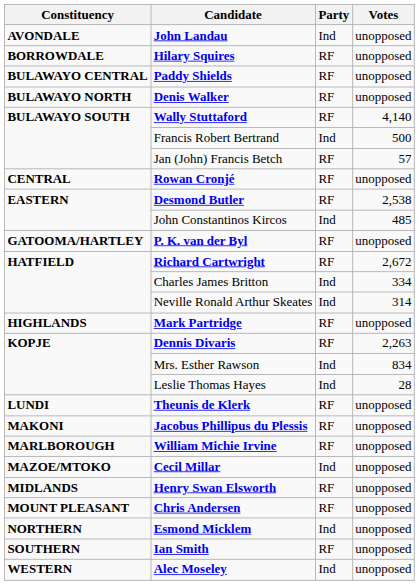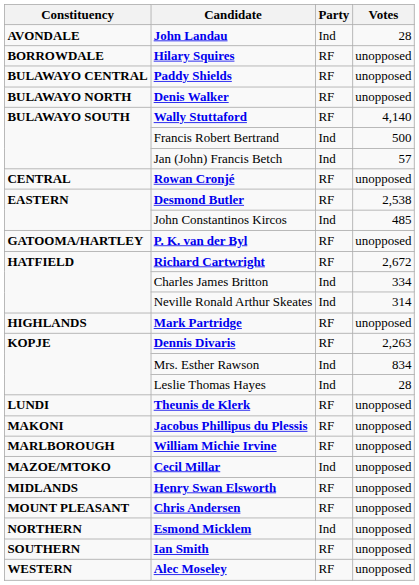(383, 35) unopposed -> (405, 35) 28
(326, 158) RF -> (327, 158) Ind
(327, 569) Ind -> (326, 569) RF
